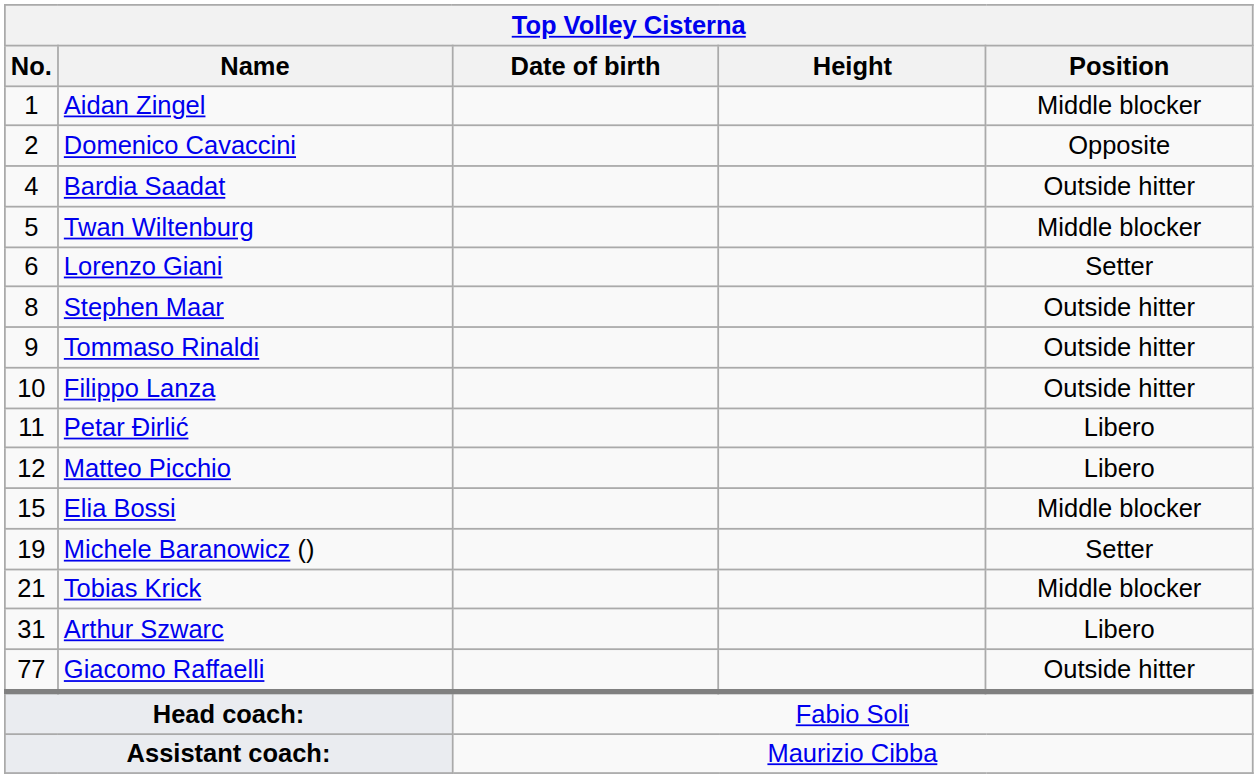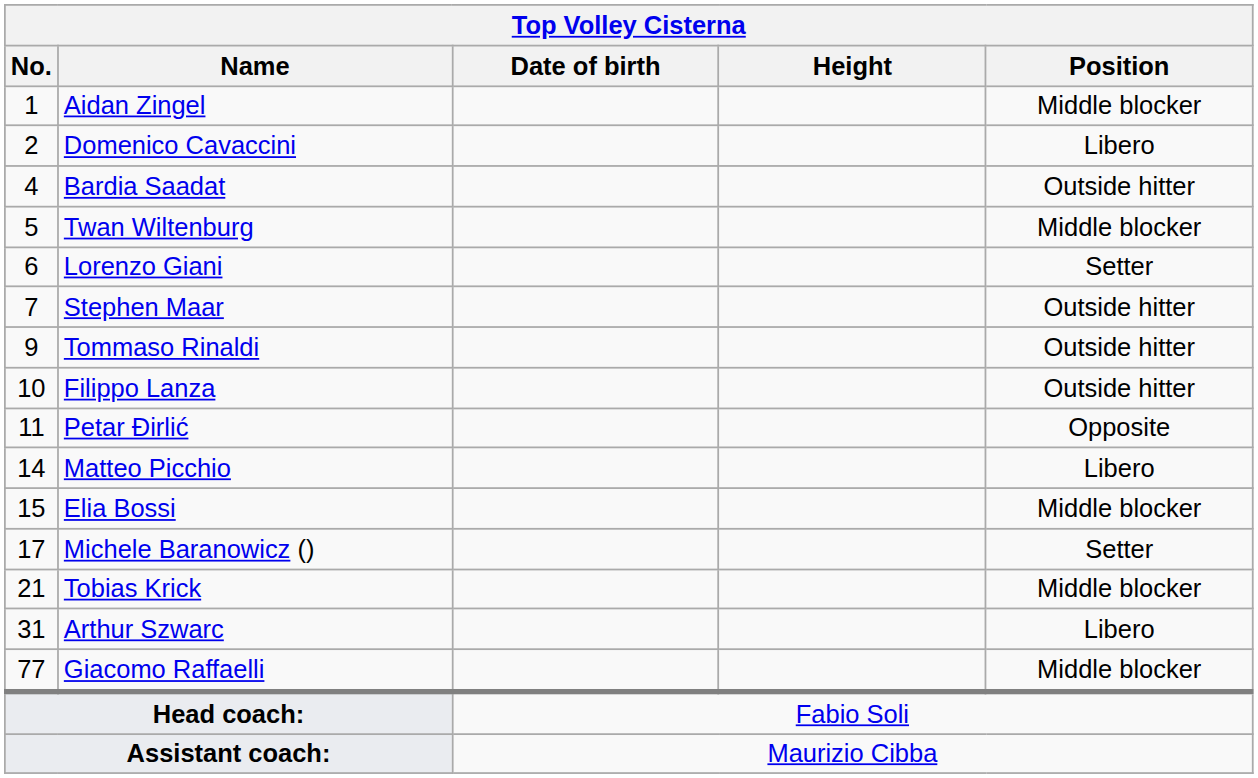(1119, 146) Opposite -> (1119, 146) Libero
(31, 307) 8 -> (31, 307) 7
(1119, 428) Libero -> (1119, 428) Opposite
(31, 468) 12 -> (31, 468) 14
(31, 549) 19 -> (31, 549) 17
(1119, 670) Outside hitter -> (1119, 670) Middle blocker
